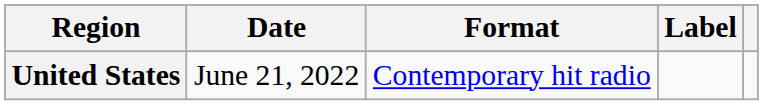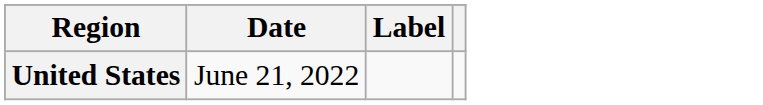- column: (512, 27)
